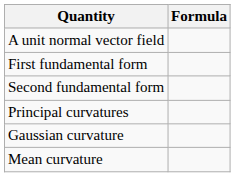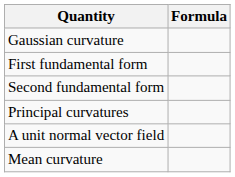rows swapped: (86, 40) <-> (66, 135)
